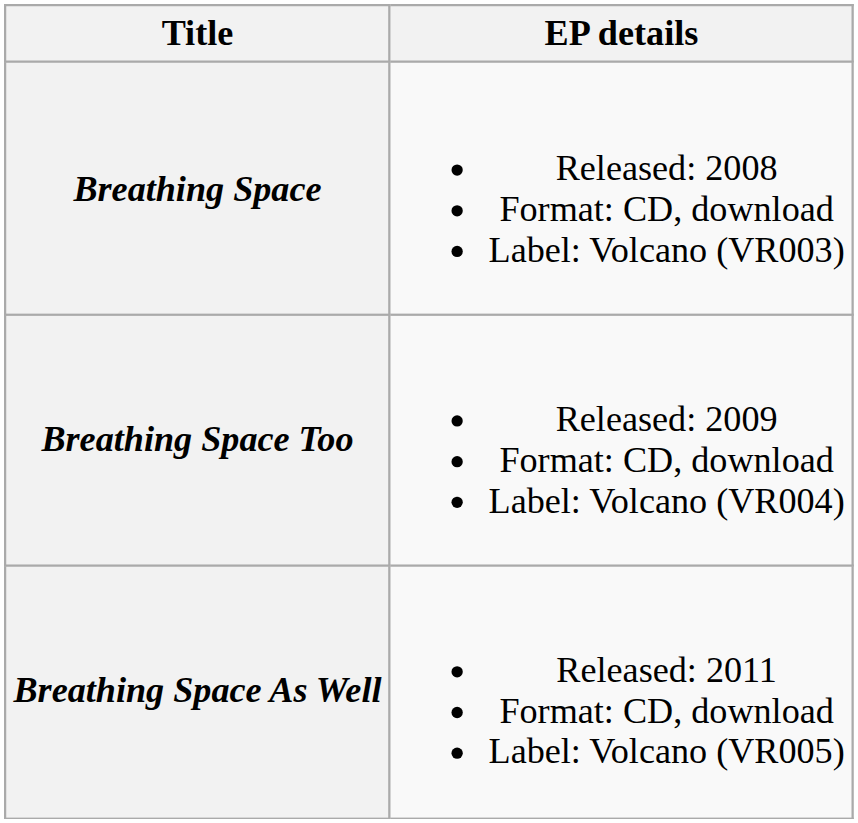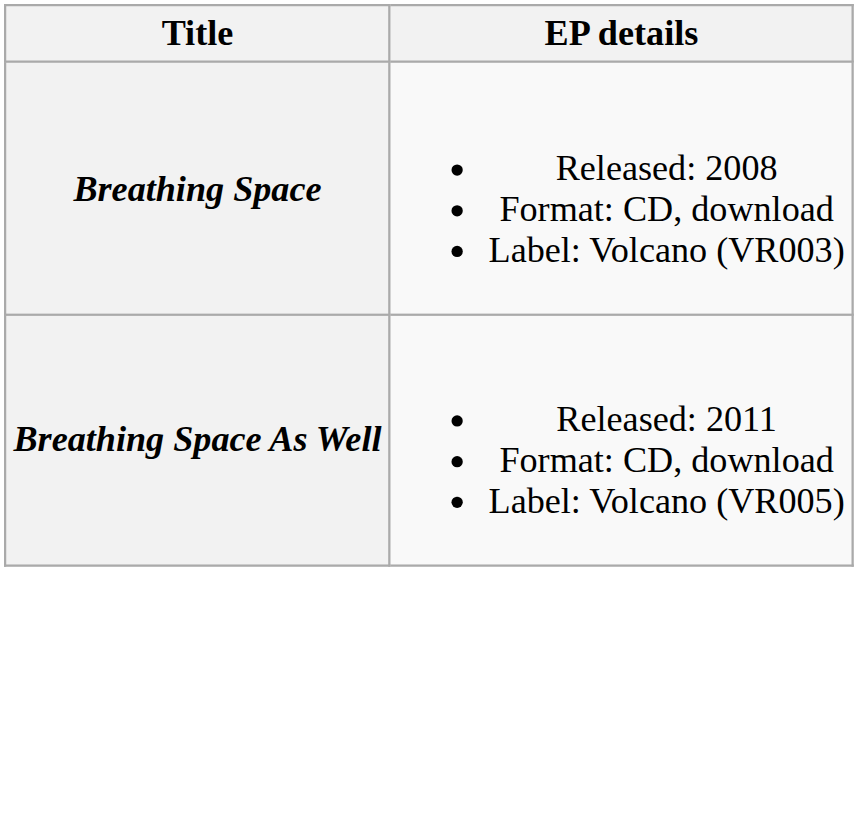- row: (197, 439)
